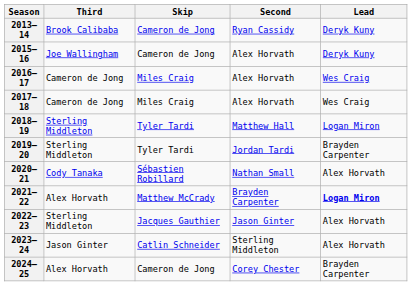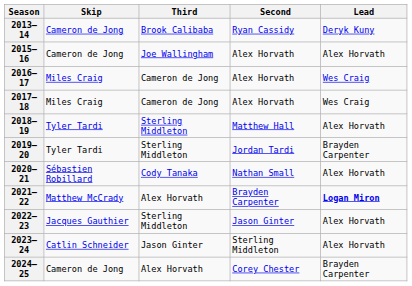columns swapped: (183, 11) <-> (90, 11)
(349, 54) Deryk Kuny -> (354, 54) Alex Horvath
(351, 126) Logan Miron -> (354, 126) Alex Horvath
